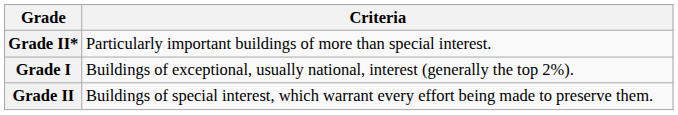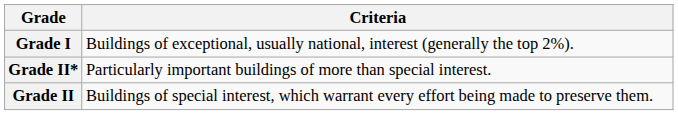rows swapped: (43, 69) <-> (43, 43)
